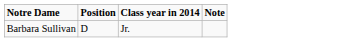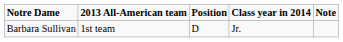+ column: (134, 12)
